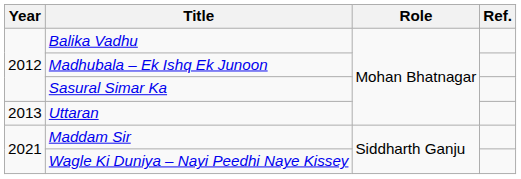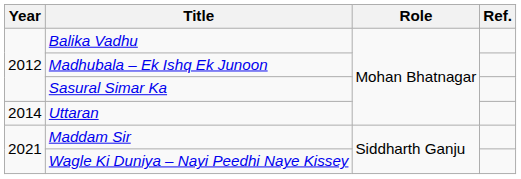(25, 112) 2013 -> (25, 112) 2014
